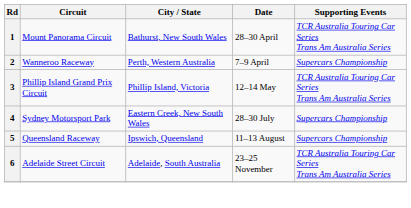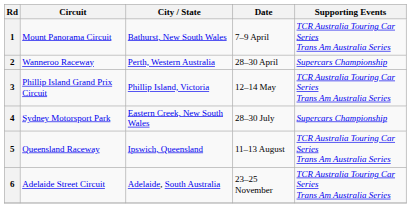(256, 36) 28–30 April -> (252, 36) 7–9 April
(252, 62) 7–9 April -> (256, 62) 28–30 April
(342, 138) Supercars Championship -> (346, 148) TCR Australia Touring Car Series Trans Am Australia Series
